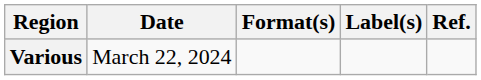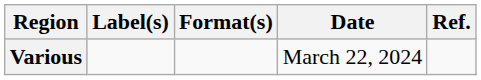columns swapped: (162, 21) <-> (384, 21)
